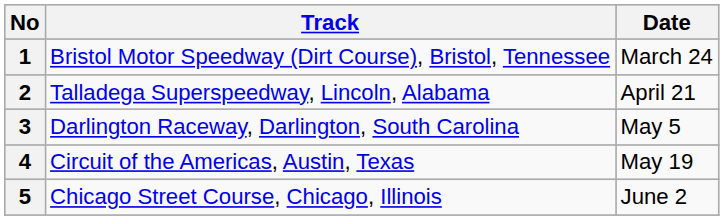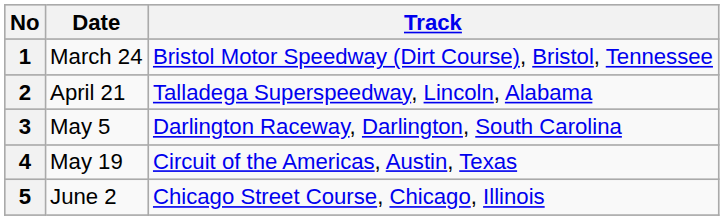columns swapped: (330, 22) <-> (667, 22)
